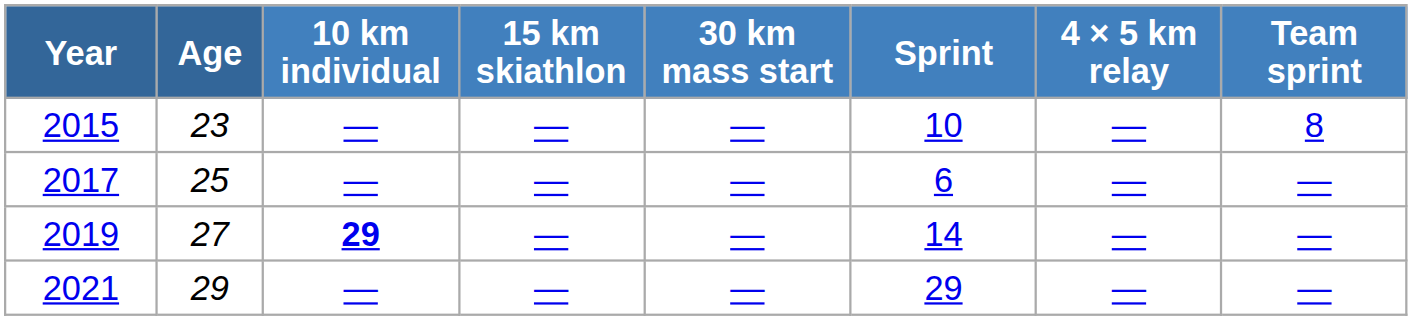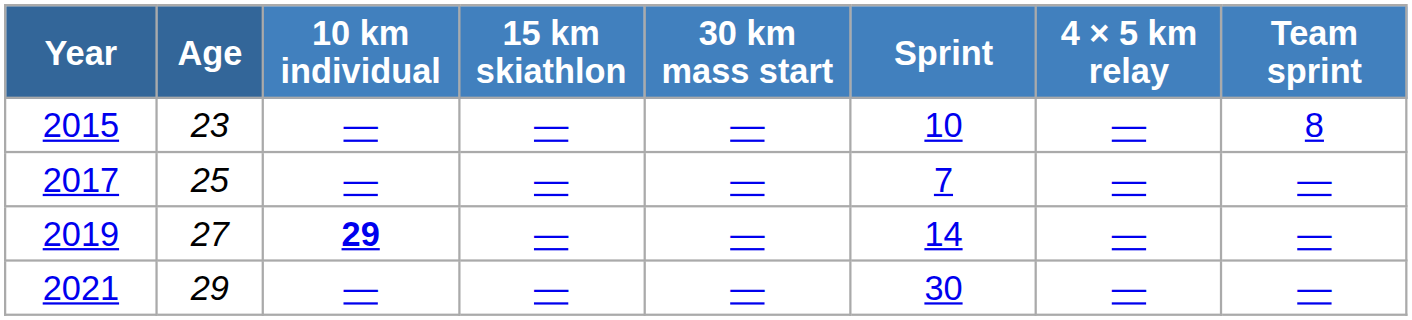(943, 180) 6 -> (943, 180) 7
(943, 288) 29 -> (943, 288) 30
